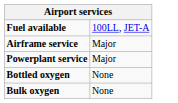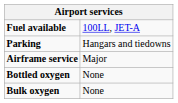+ row: (24, 43)
- row: (47, 59)
